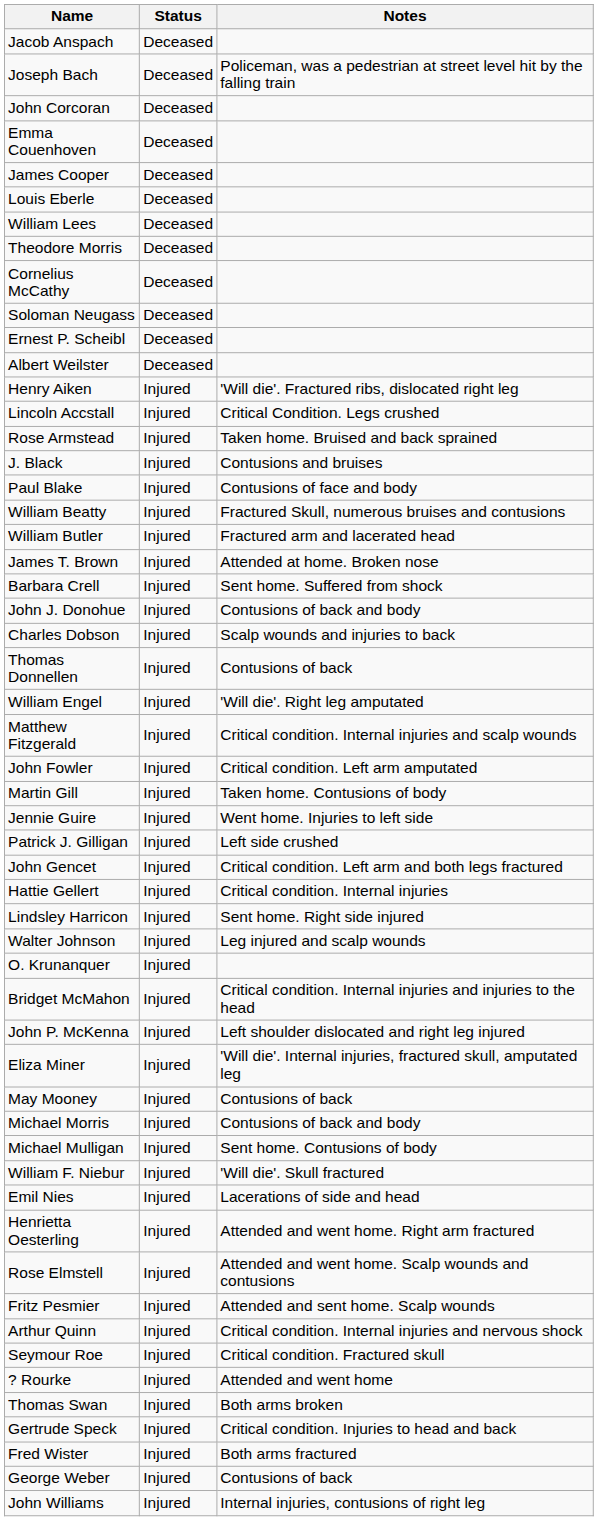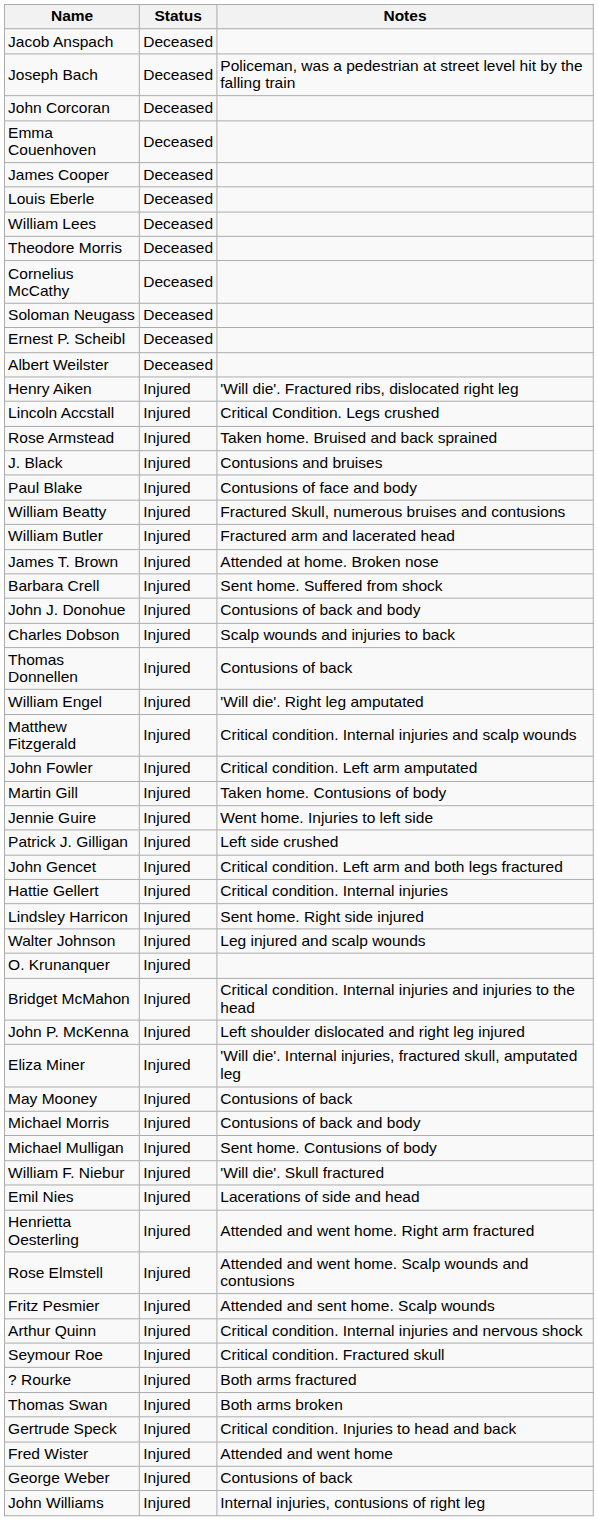(307, 1380) Attended and went home -> (288, 1380) Both arms fractured
(288, 1453) Both arms fractured -> (307, 1453) Attended and went home
